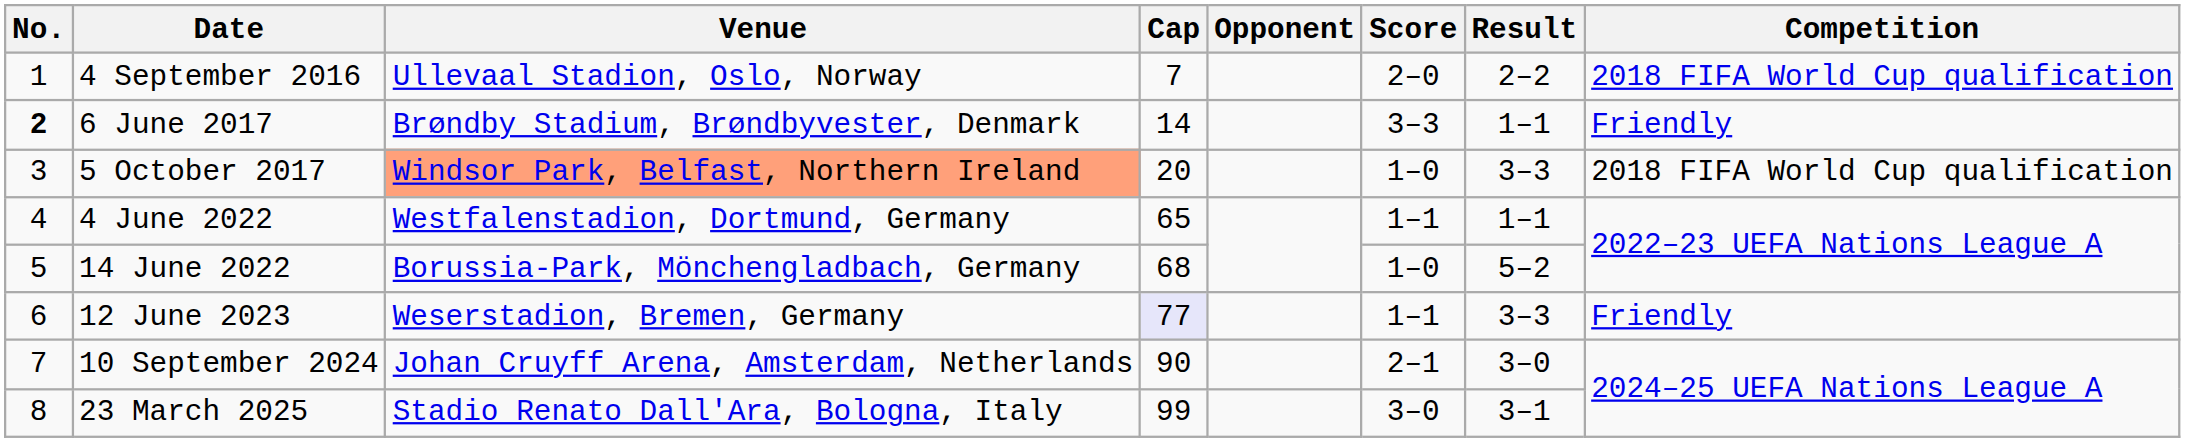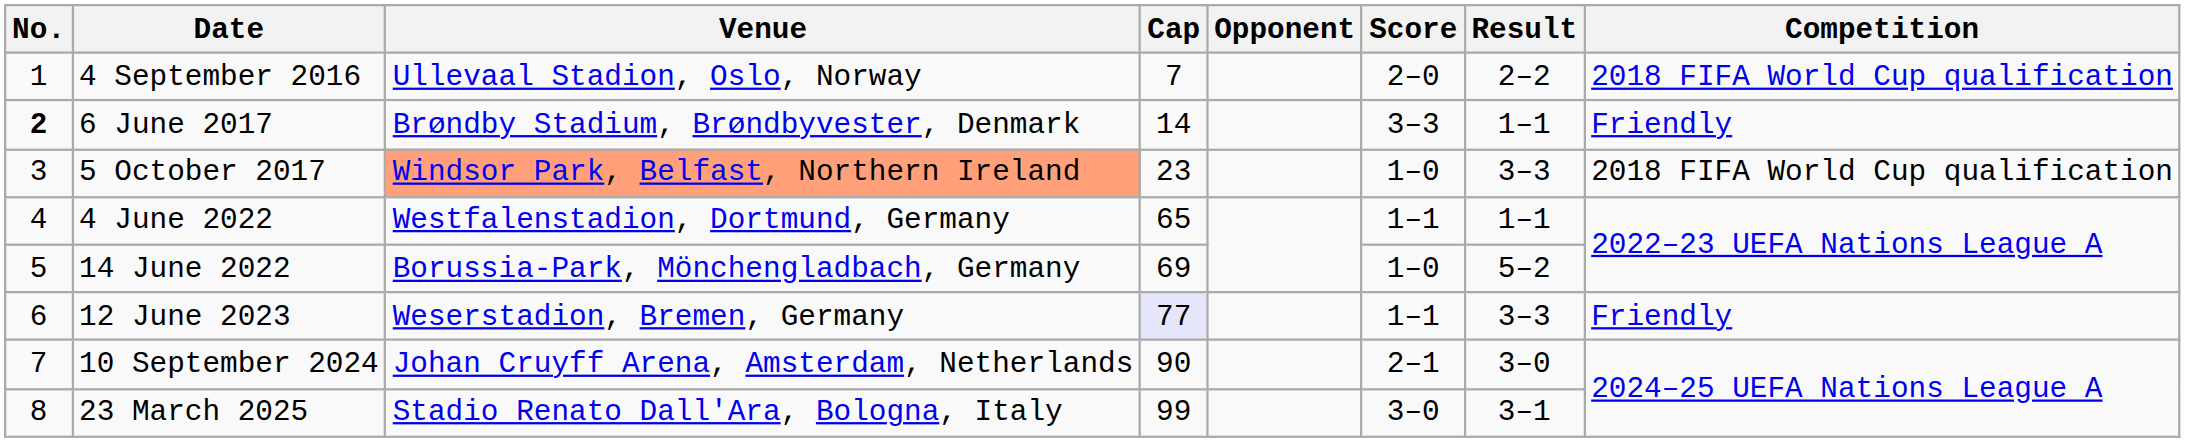(1174, 173) 20 -> (1174, 173) 23
(1174, 268) 68 -> (1174, 268) 69
